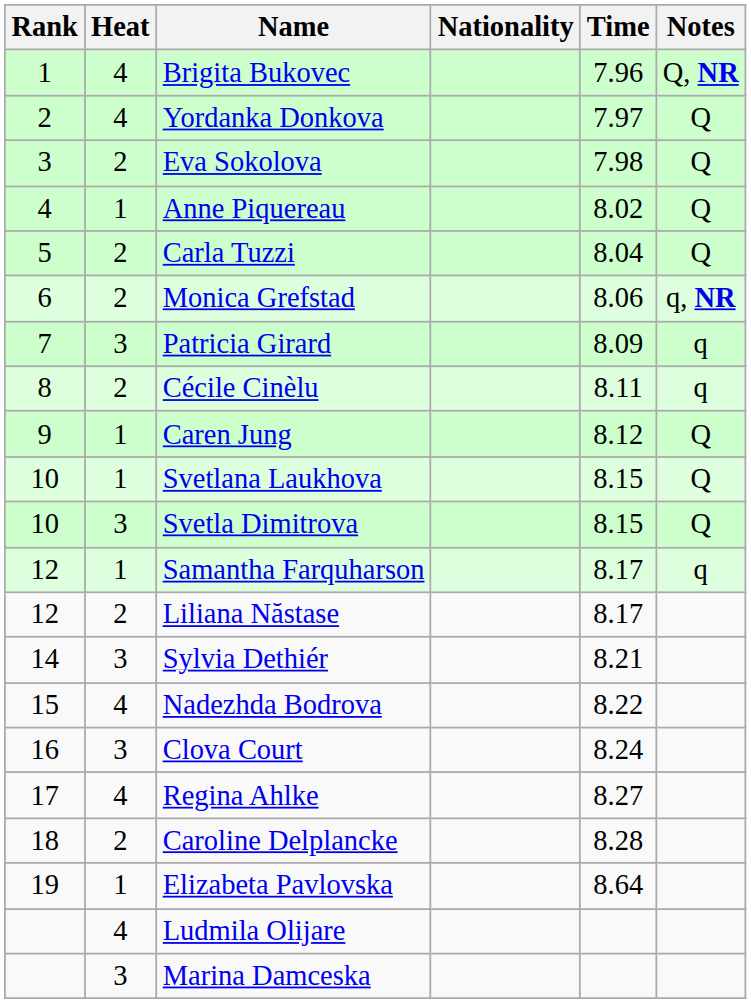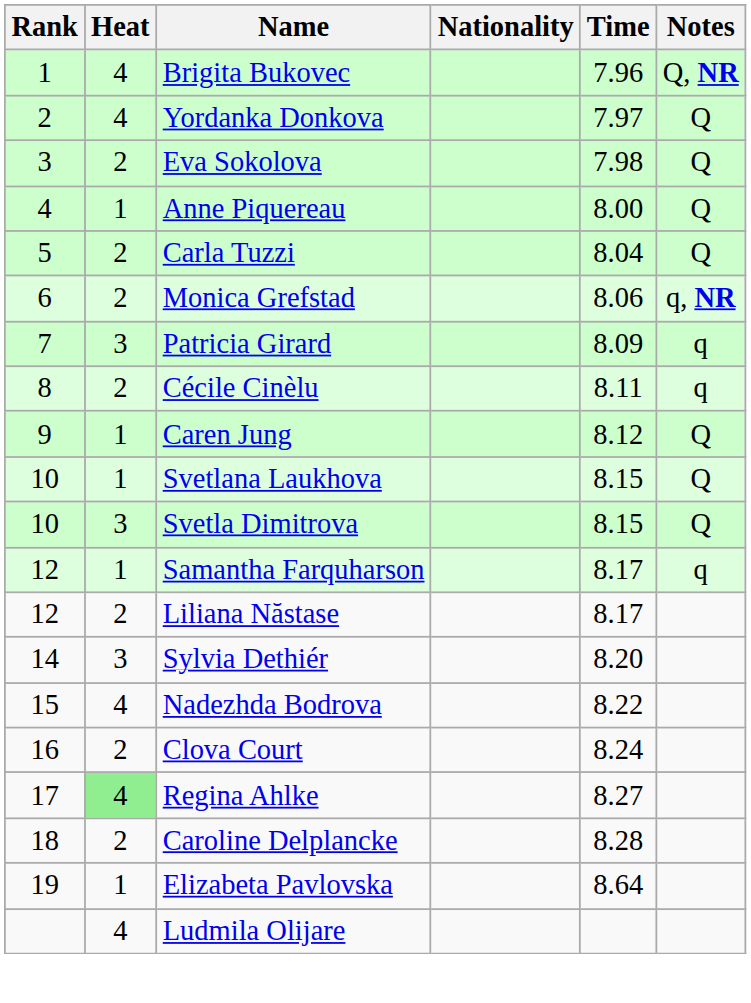(618, 207) 8.02 -> (618, 207) 8.00
(618, 659) 8.21 -> (618, 659) 8.20
(120, 749) 3 -> (120, 749) 2
(120, 794) no background -> (120, 794) lightgreen background
- row: (267, 975)
